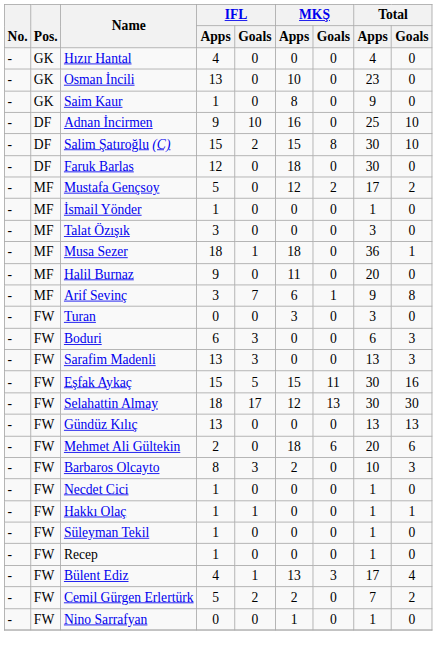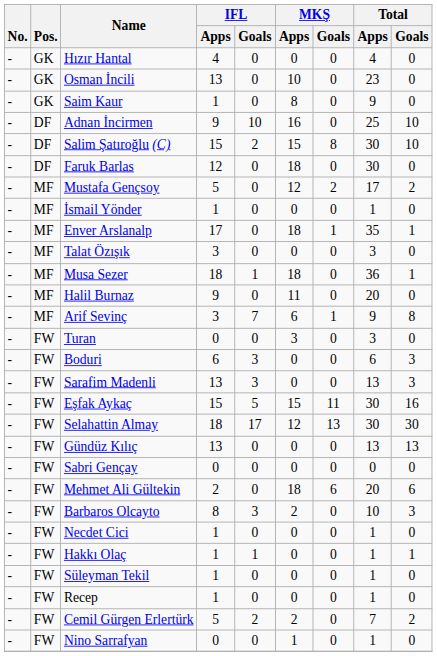+ row: (108, 230)
+ row: (101, 468)
- row: (96, 576)
